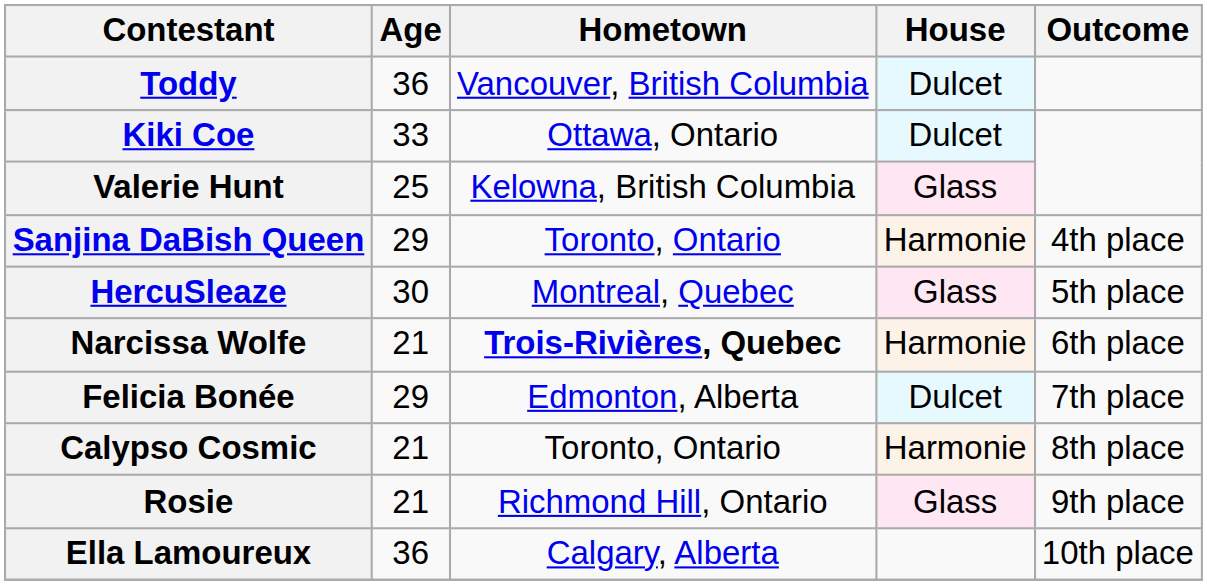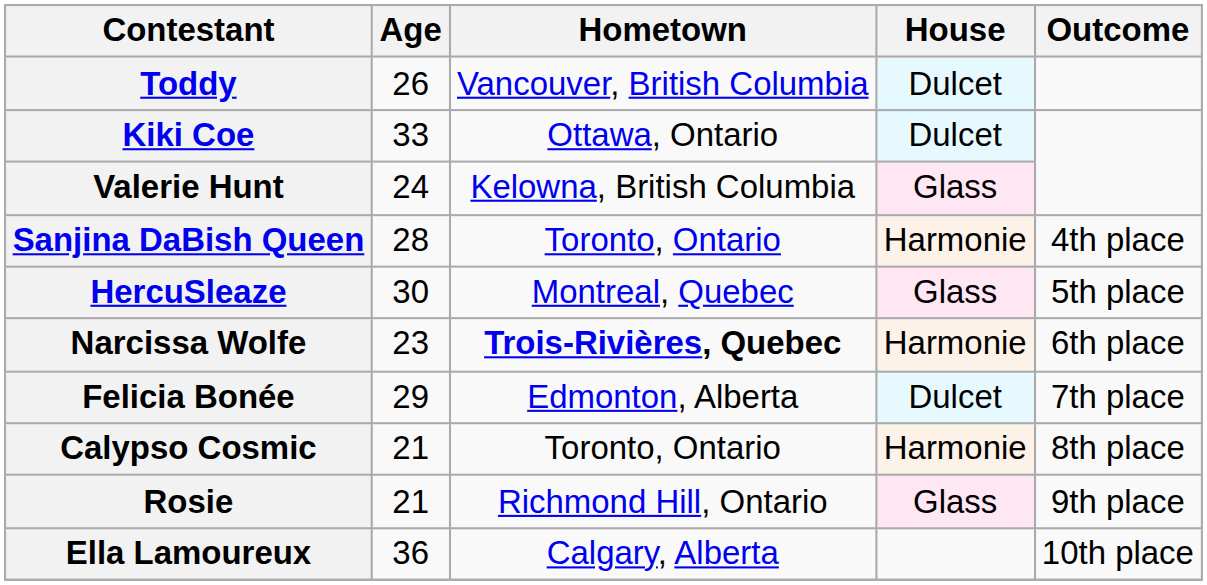(411, 82) 36 -> (411, 82) 26
(411, 187) 25 -> (411, 187) 24
(411, 239) 29 -> (411, 239) 28
(411, 344) 21 -> (411, 344) 23
